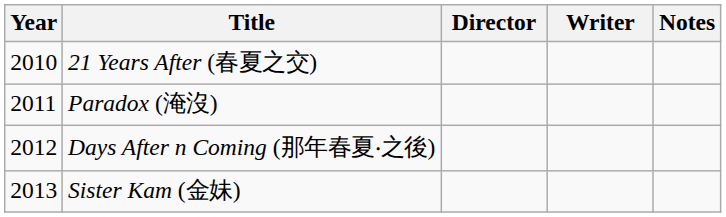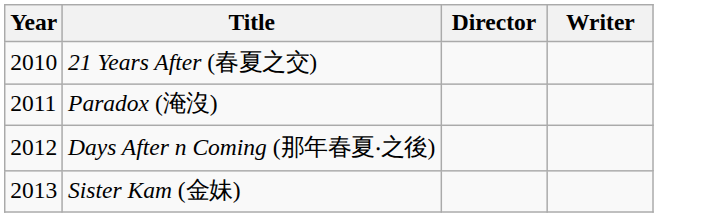- column: (687, 23)
